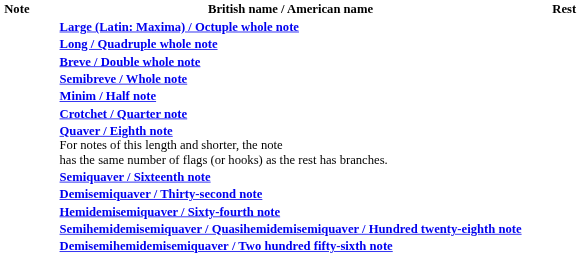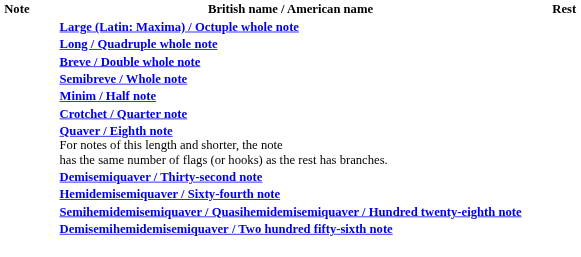- row: (135, 177)
